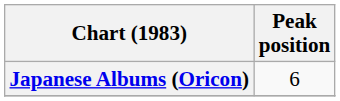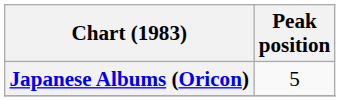(294, 78) 6 -> (294, 78) 5
